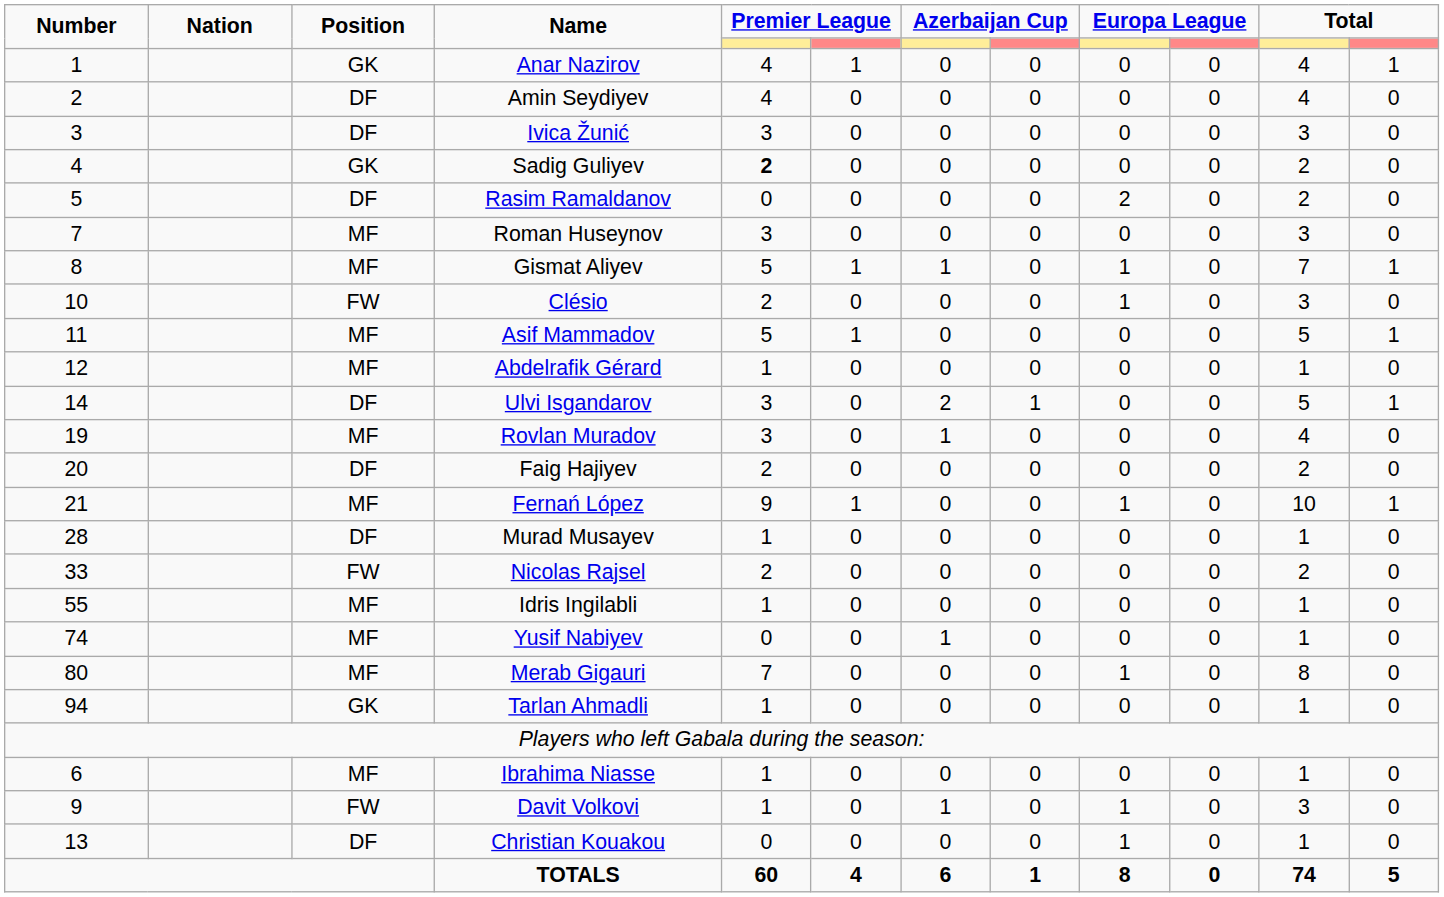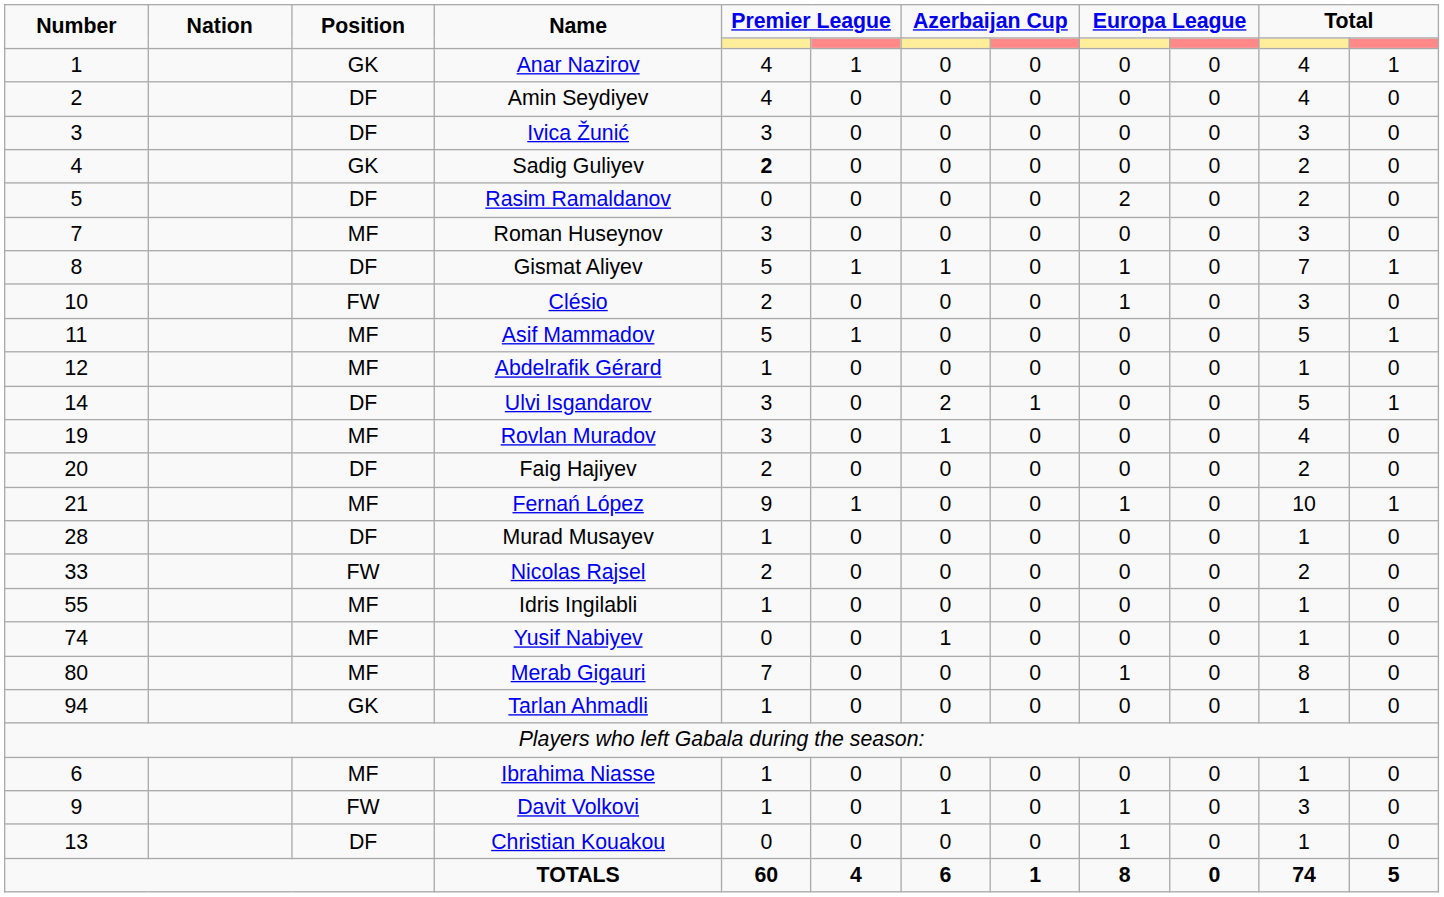(363, 267) MF -> (363, 267) DF
